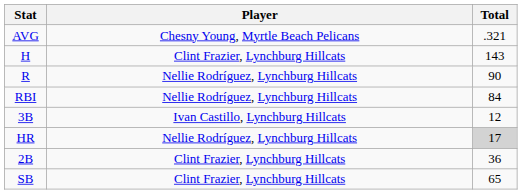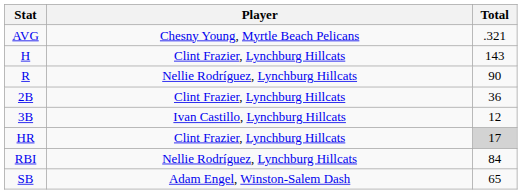rows swapped: (26, 158) <-> (26, 96)
(260, 138) Nellie Rodríguez, Lynchburg Hillcats -> (260, 138) Clint Frazier, Lynchburg Hillcats
(260, 179) Clint Frazier, Lynchburg Hillcats -> (260, 179) Adam Engel, Winston-Salem Dash
